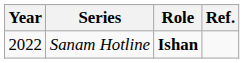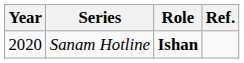(25, 44) 2022 -> (25, 44) 2020
